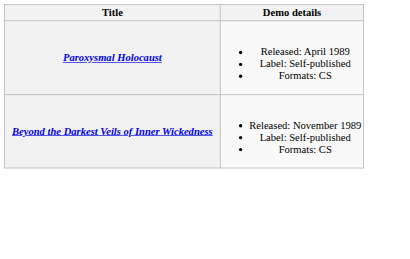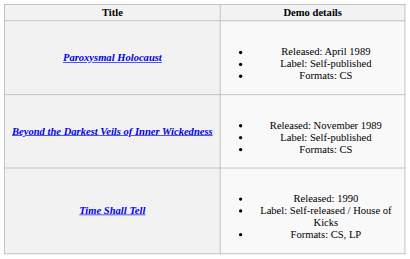+ row: (112, 210)
